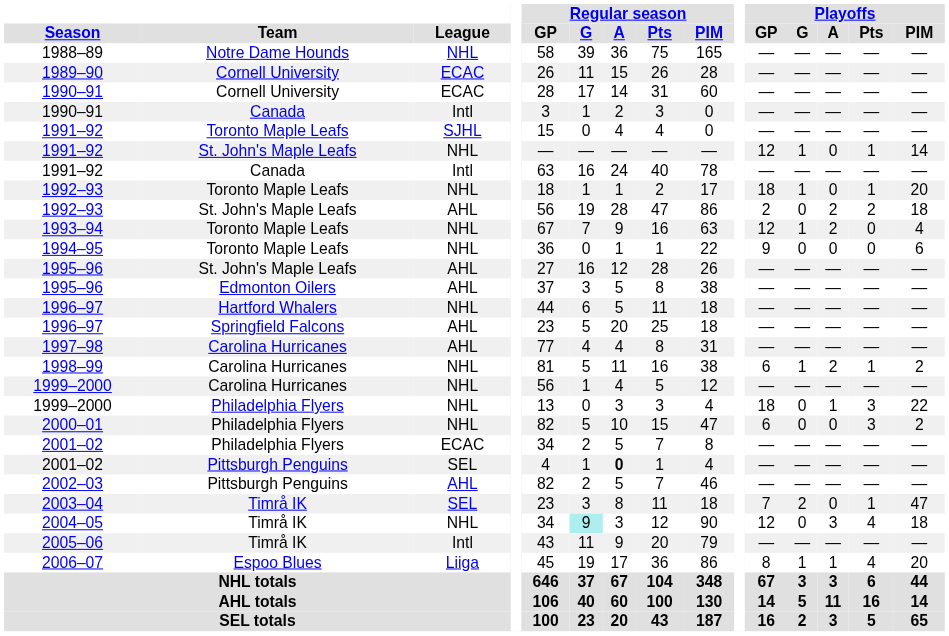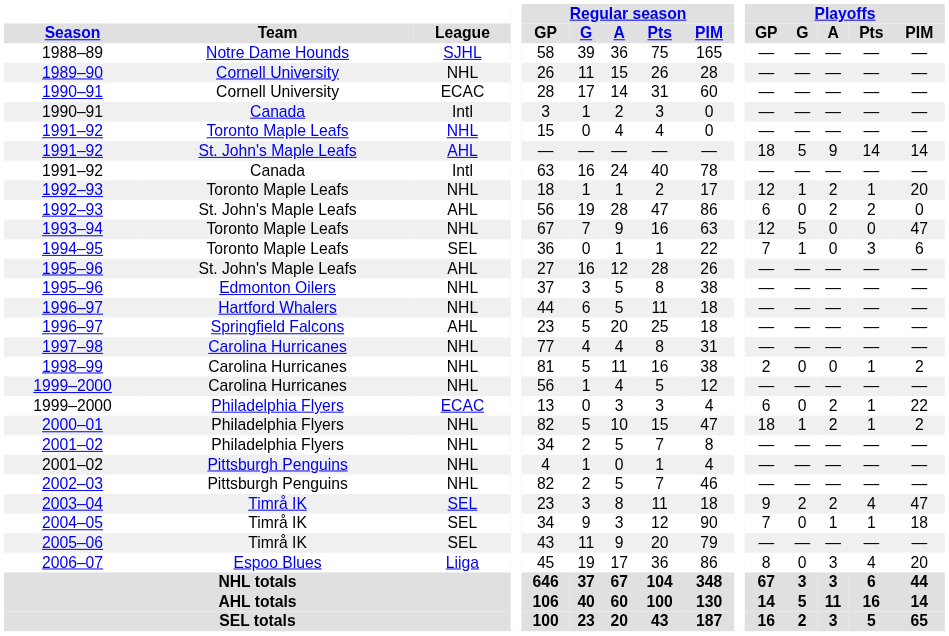(462, 53) NHL -> (462, 53) SJHL
(462, 72) ECAC -> (462, 72) NHL
(462, 131) SJHL -> (462, 131) NHL
(462, 151) NHL -> (462, 151) AHL
(766, 151) 12 -> (766, 151) 18
(802, 151) 1 -> (802, 151) 5
(833, 151) 0 -> (833, 151) 9
(871, 151) 1 -> (871, 151) 14
(766, 190) 18 -> (766, 190) 12
(833, 190) 0 -> (833, 190) 2
(766, 209) 2 -> (766, 209) 6
(919, 209) 18 -> (919, 209) 0
(802, 229) 1 -> (802, 229) 5
(833, 229) 2 -> (833, 229) 0
(919, 229) 4 -> (919, 229) 47
(462, 249) NHL -> (462, 249) SEL
(766, 249) 9 -> (766, 249) 7
(802, 249) 0 -> (802, 249) 1
(871, 249) 0 -> (871, 249) 3
(462, 288) AHL -> (462, 288) NHL
(462, 347) AHL -> (462, 347) NHL
(766, 366) 6 -> (766, 366) 2
(802, 366) 1 -> (802, 366) 0
(833, 366) 2 -> (833, 366) 0
(462, 405) NHL -> (462, 405) ECAC
(766, 405) 18 -> (766, 405) 6
(833, 405) 1 -> (833, 405) 2
(871, 405) 3 -> (871, 405) 1
(766, 425) 6 -> (766, 425) 18
(802, 425) 0 -> (802, 425) 1
(833, 425) 0 -> (833, 425) 2
(871, 425) 3 -> (871, 425) 1
(462, 445) ECAC -> (462, 445) NHL
(462, 464) SEL -> (462, 464) NHL
(619, 464) bold -> (619, 464) normal
(462, 484) AHL -> (462, 484) NHL
(766, 503) 7 -> (766, 503) 9
(833, 503) 0 -> (833, 503) 2
(871, 503) 1 -> (871, 503) 4
(462, 523) NHL -> (462, 523) SEL
(586, 523) paleturquoise background -> (586, 523) no background
(766, 523) 12 -> (766, 523) 7
(833, 523) 3 -> (833, 523) 1
(871, 523) 4 -> (871, 523) 1
(462, 543) Intl -> (462, 543) SEL
(802, 562) 1 -> (802, 562) 0
(833, 562) 1 -> (833, 562) 3
